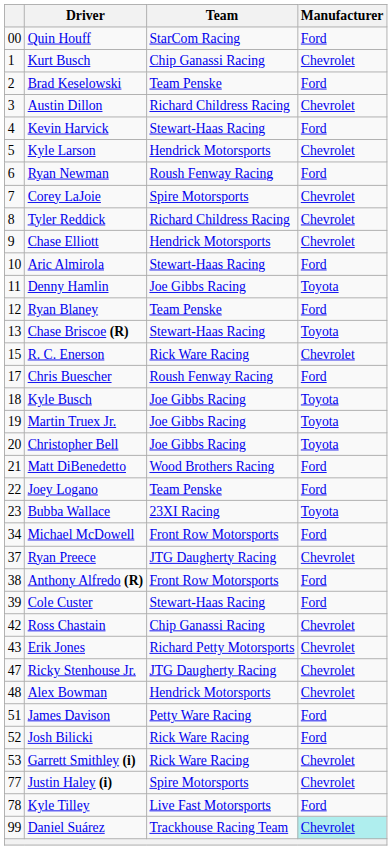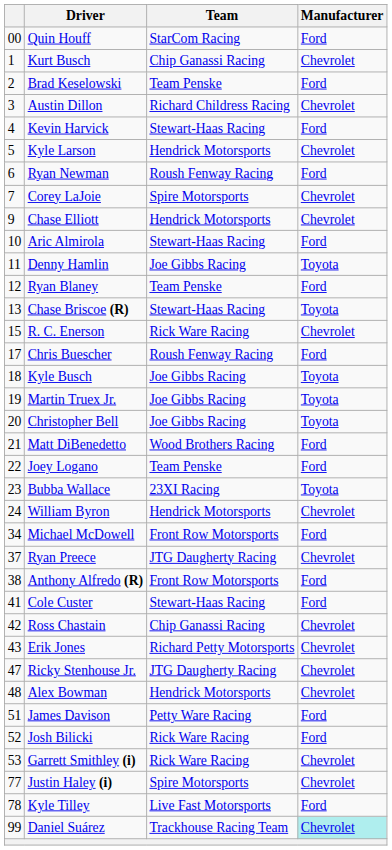- row: (66, 218)
+ row: (69, 512)
(14, 602) 39 -> (14, 602) 41
